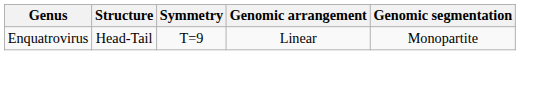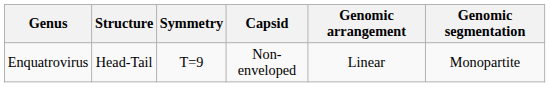+ column: (267, 23)
